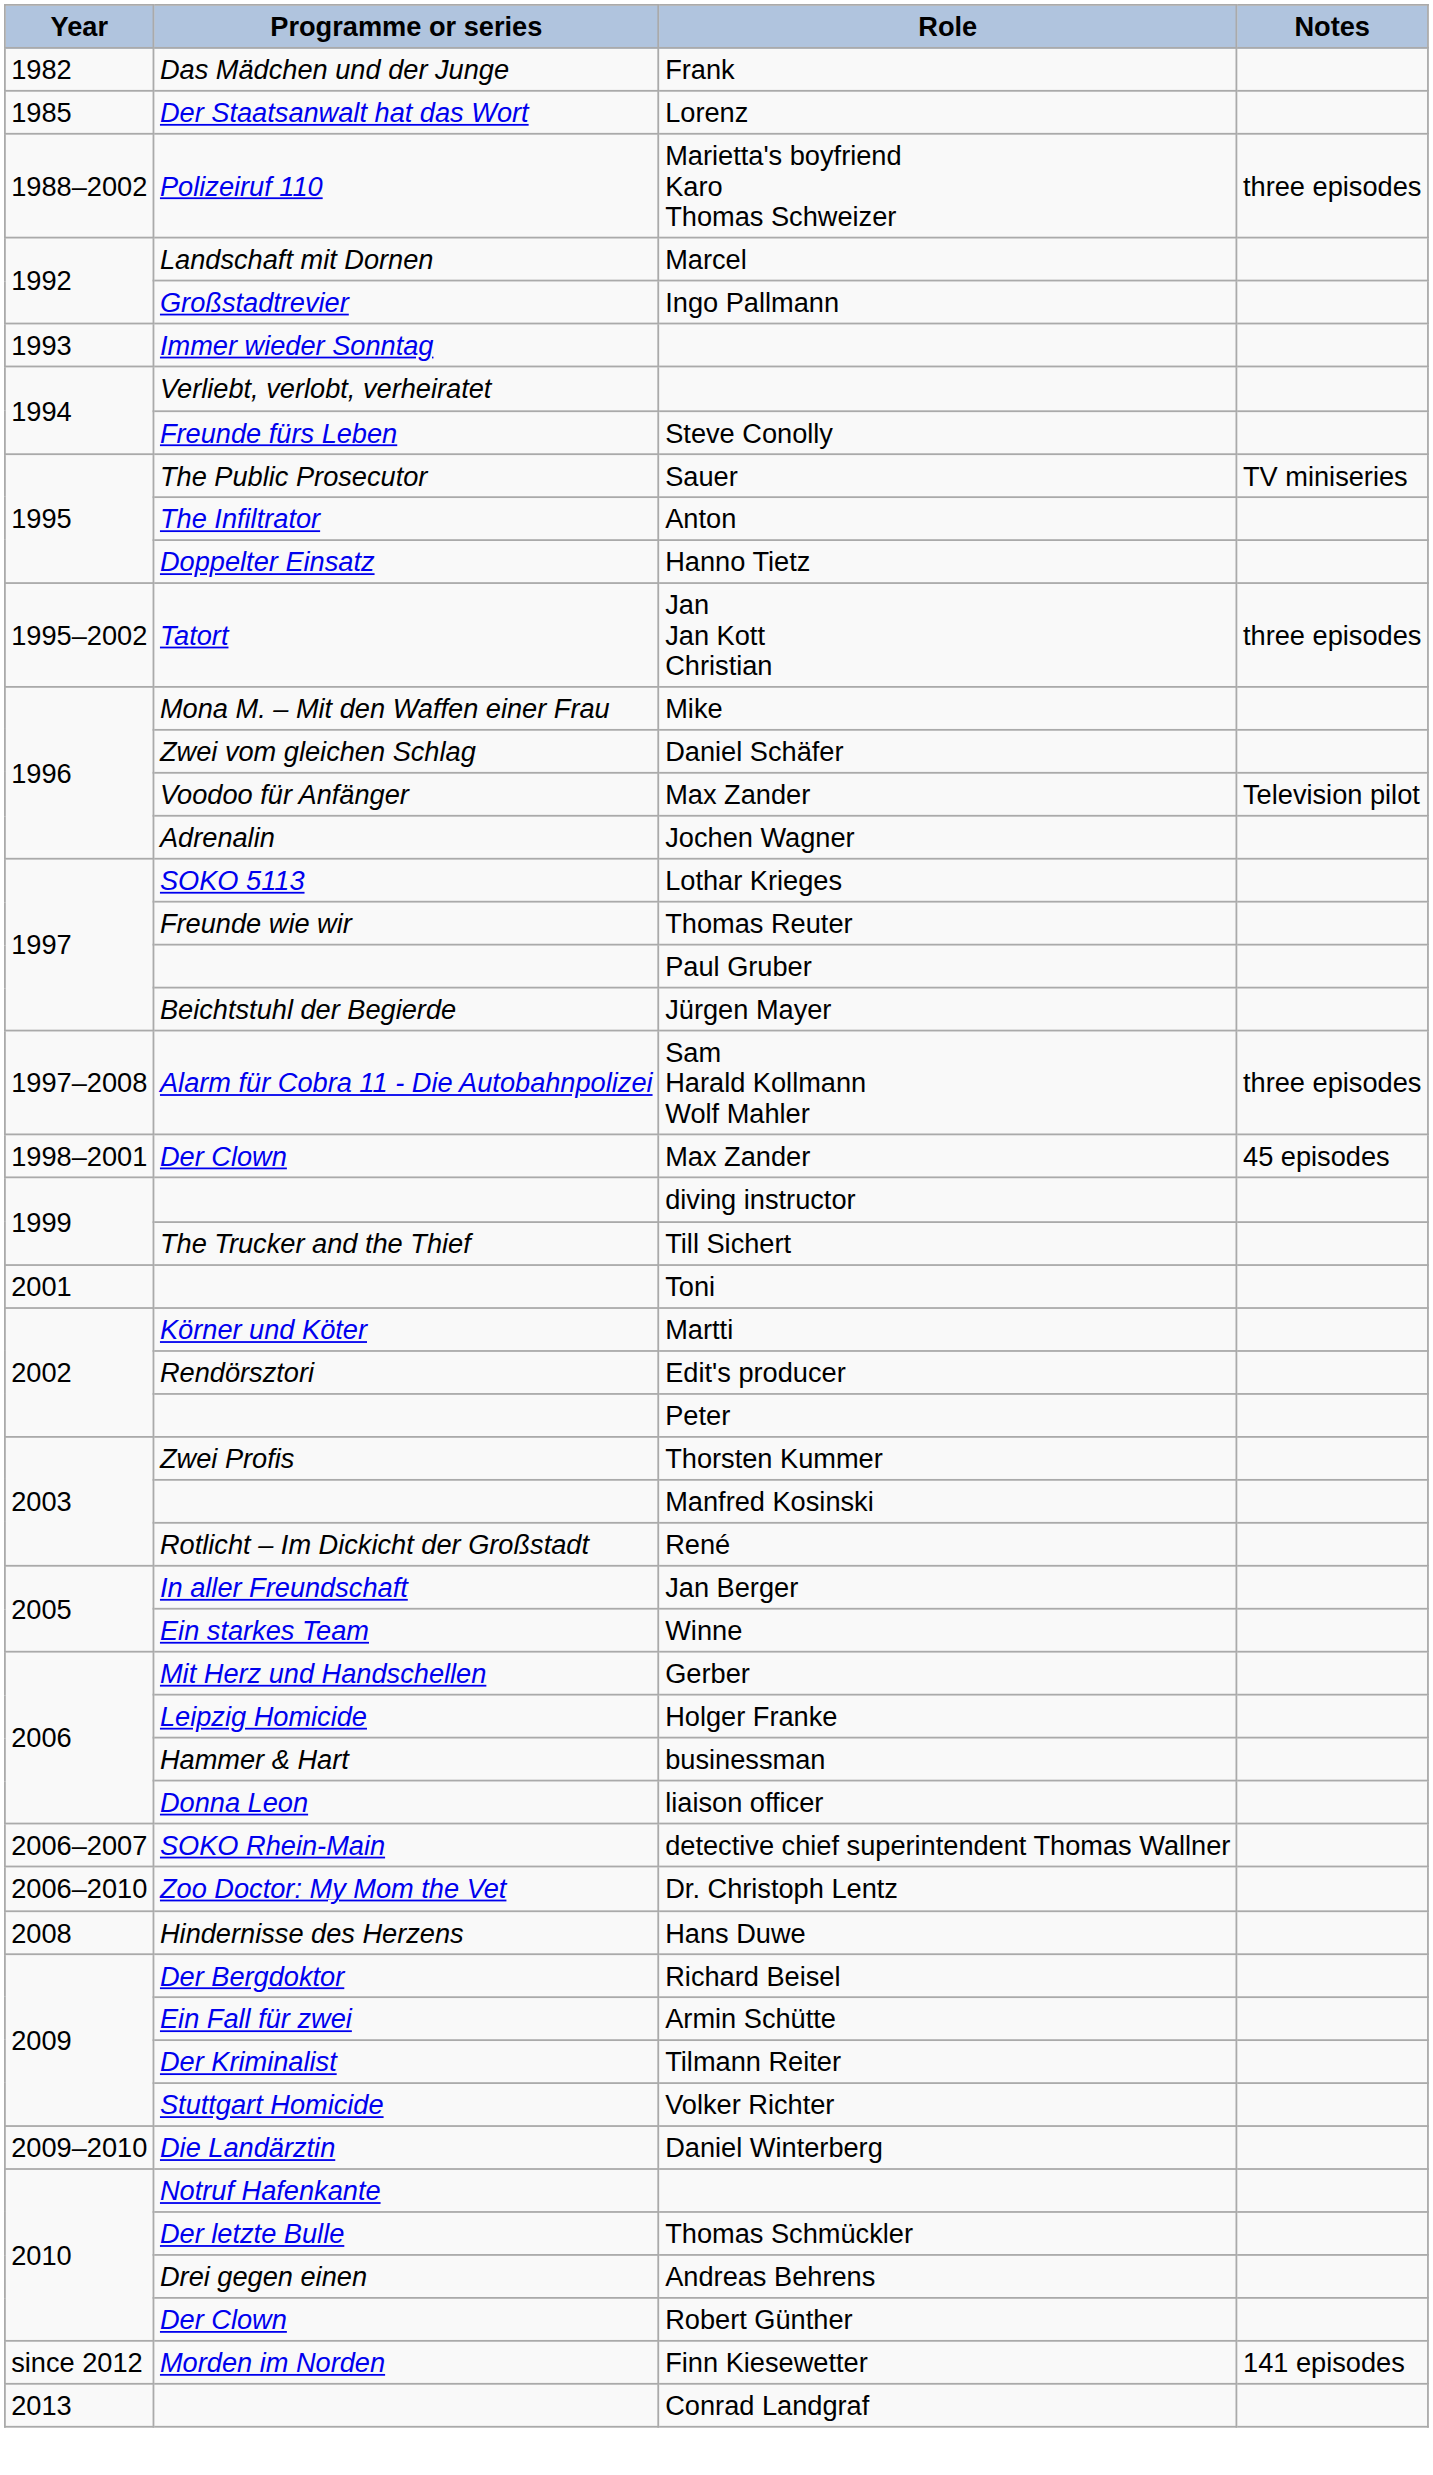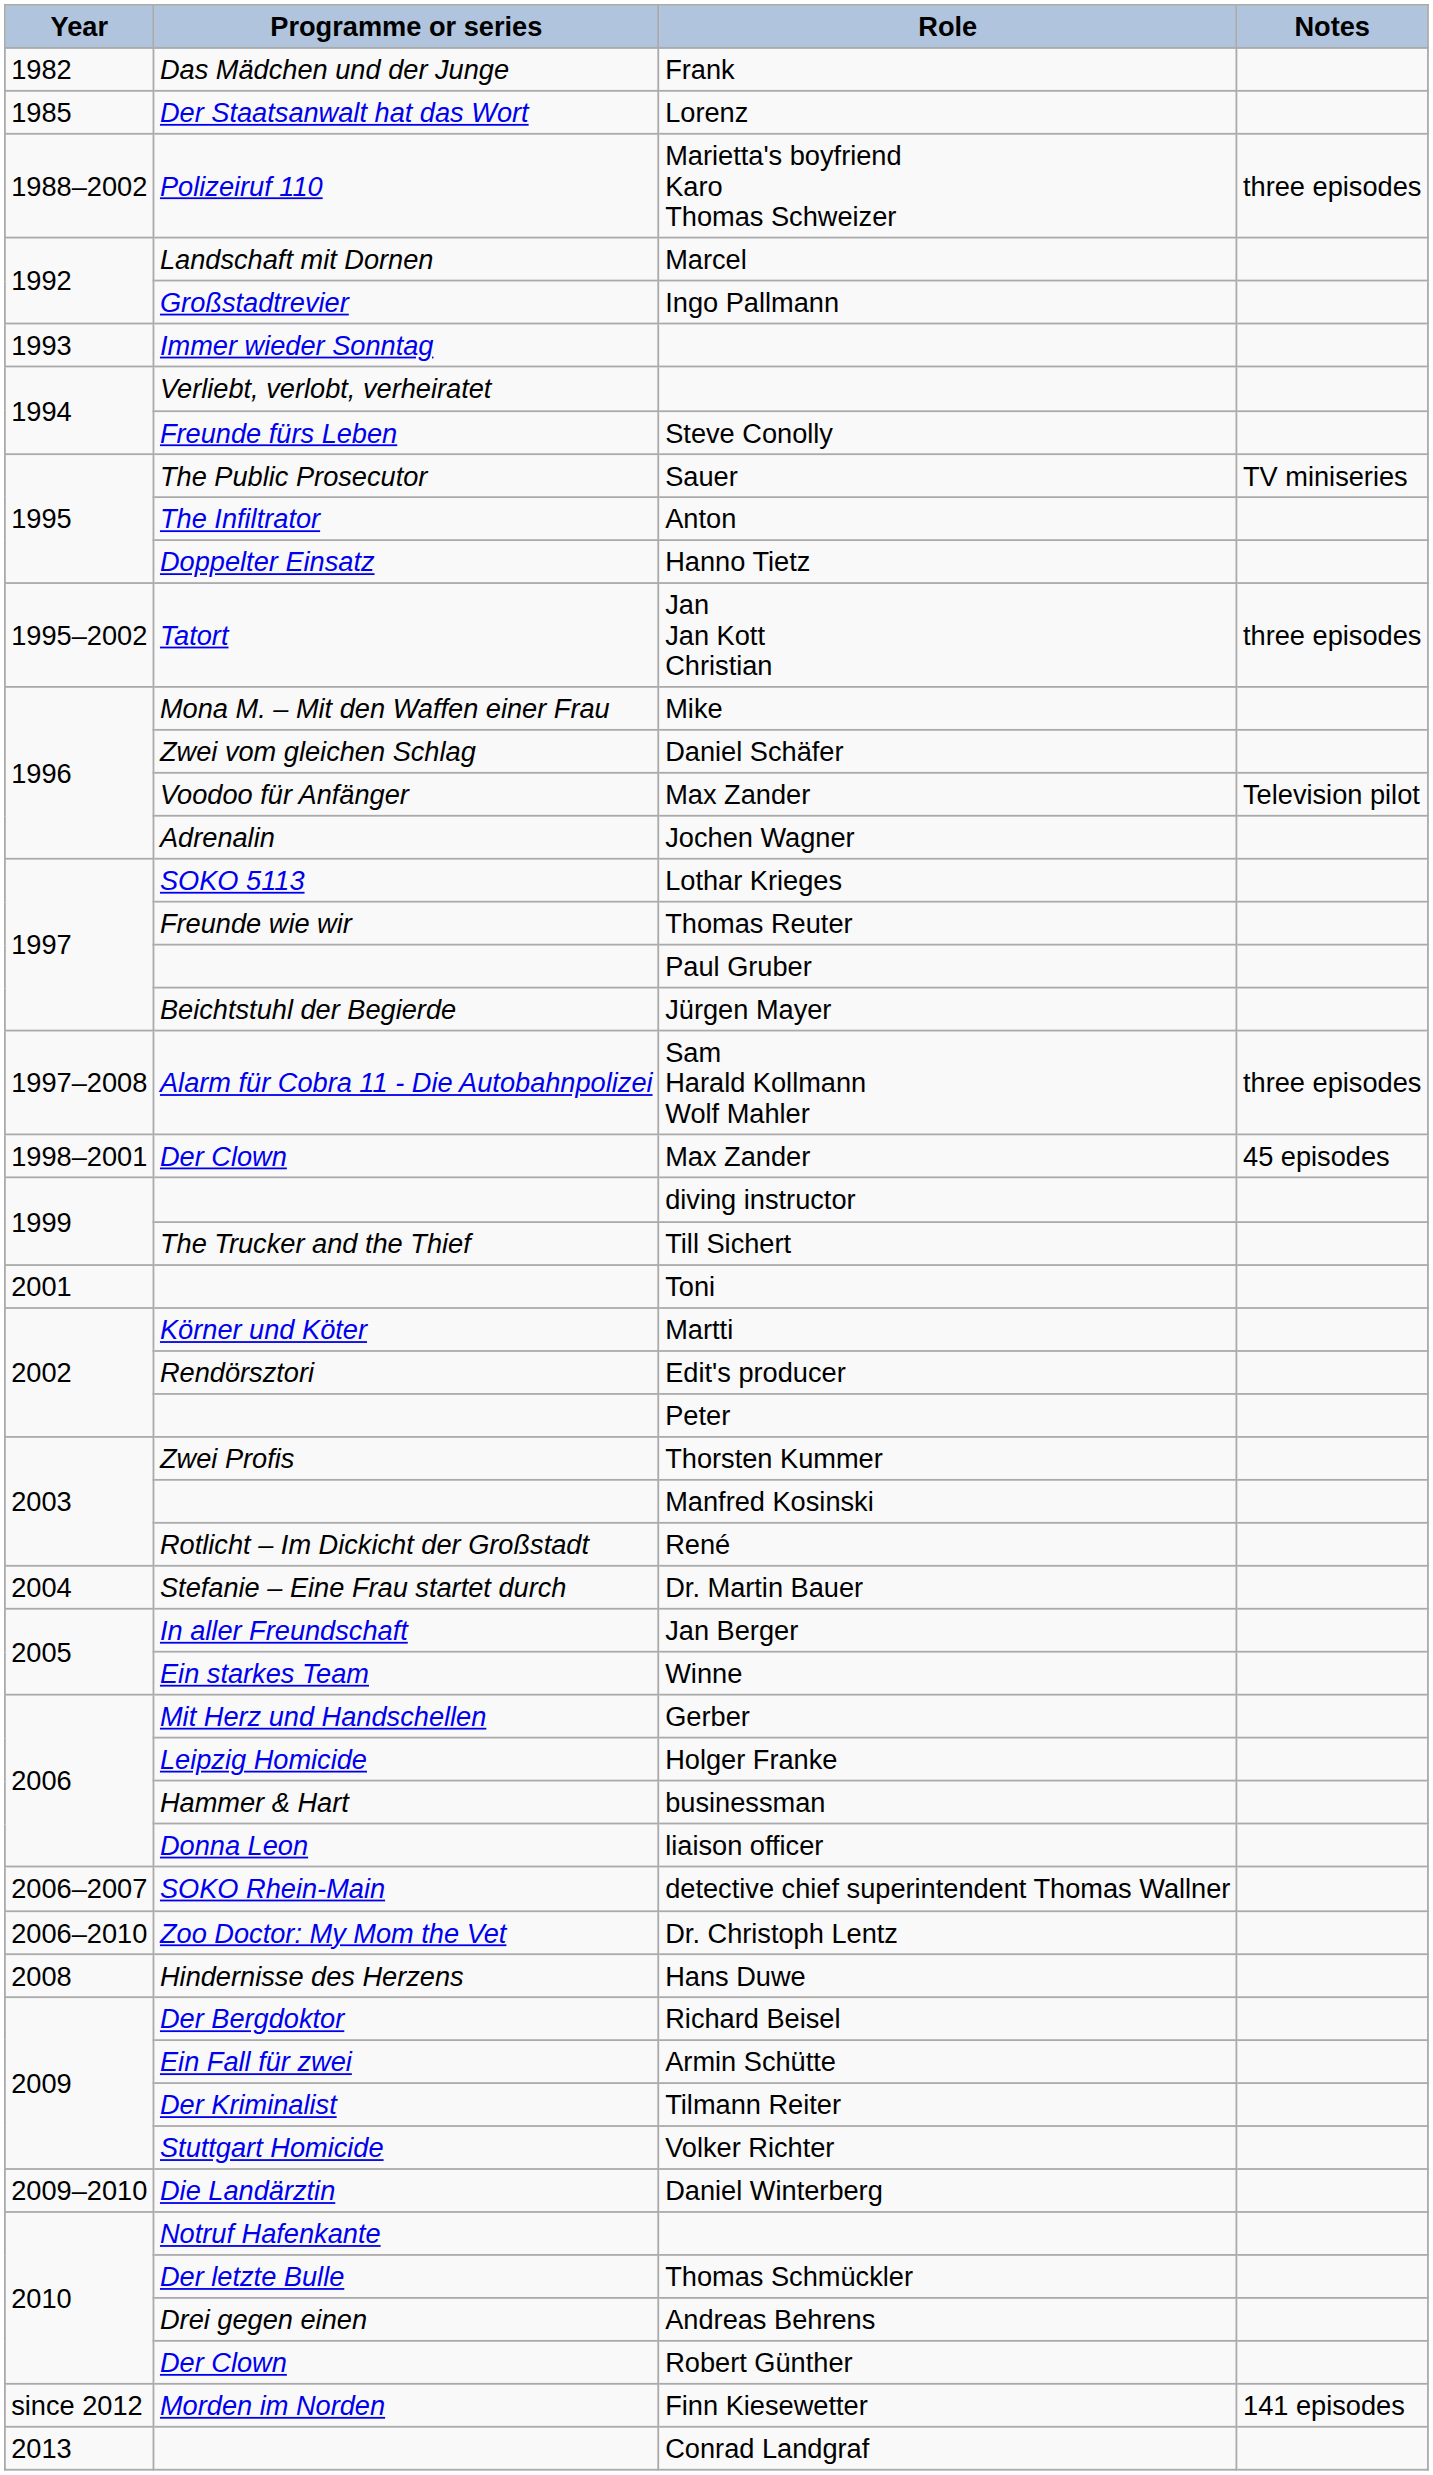+ row: (41, 1587)
